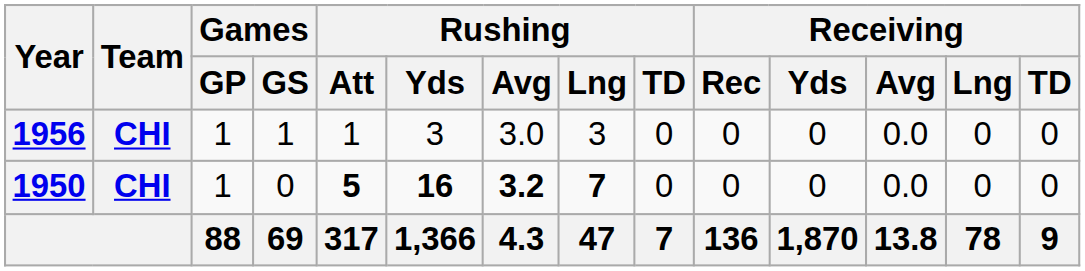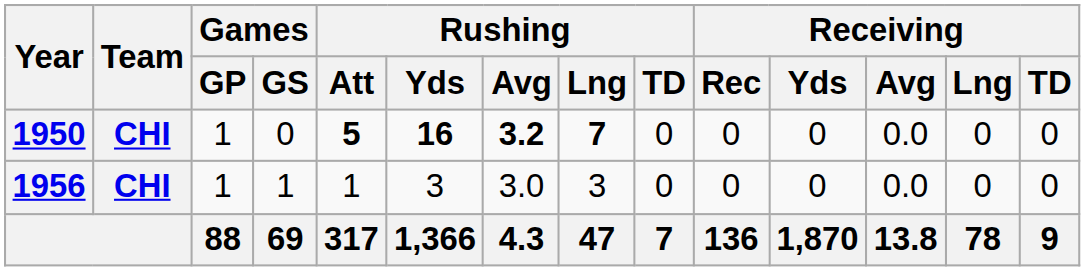rows swapped: (49, 186) <-> (49, 134)
